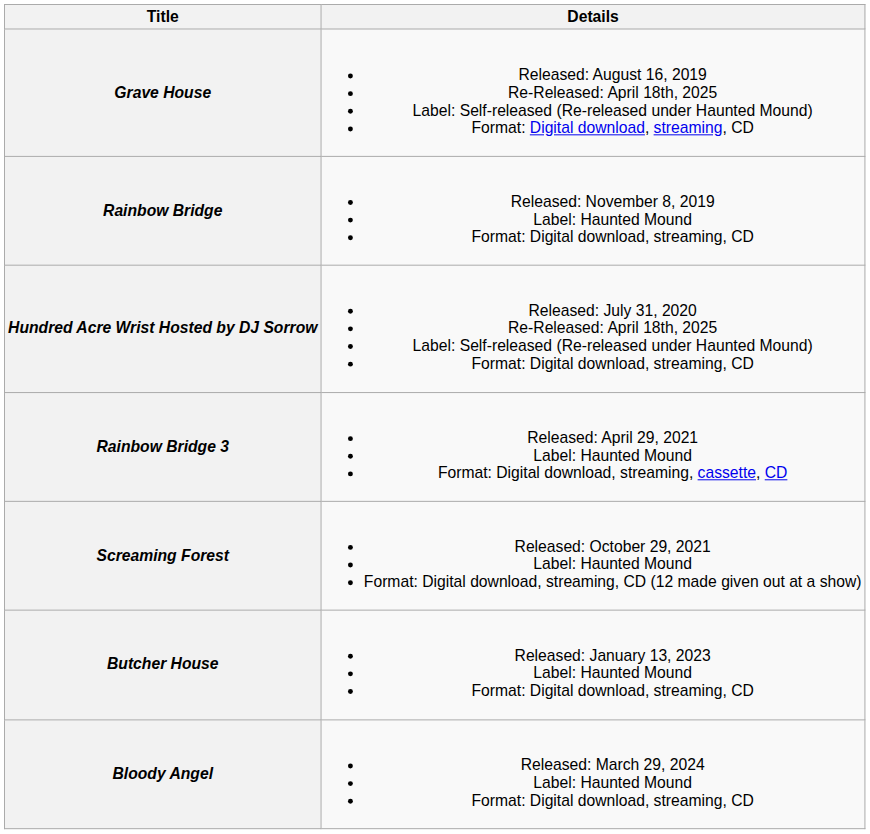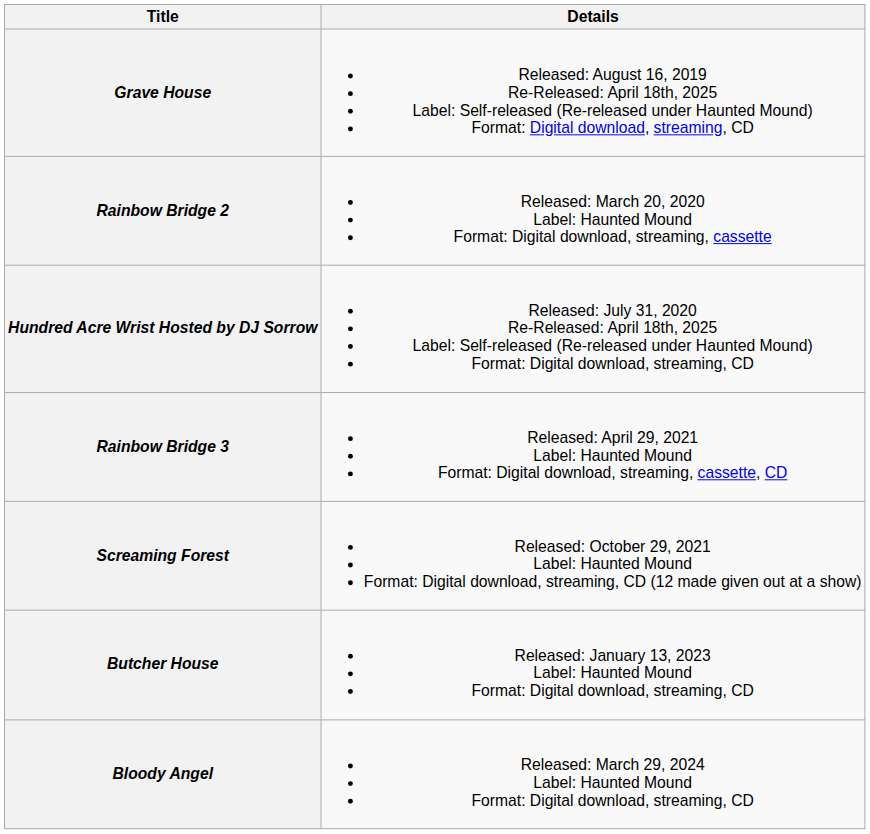- row: (163, 210)
+ row: (163, 210)
